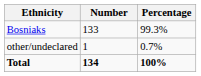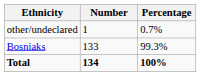rows swapped: (26, 29) <-> (42, 46)
